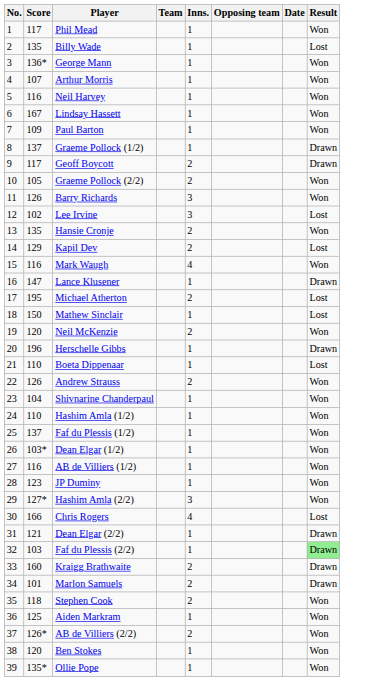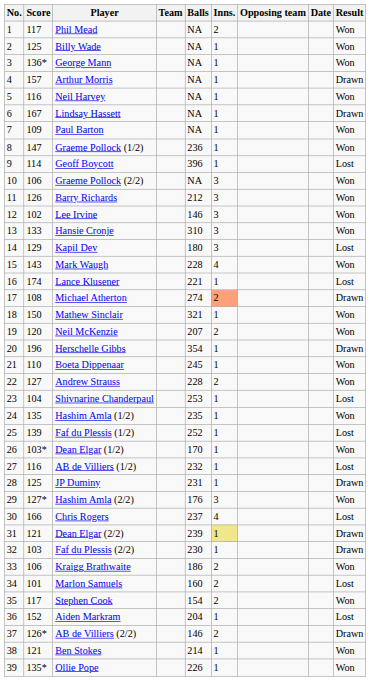+ column: (198, 13)
(190, 29) 1 -> (216, 29) 2
(34, 46) 135 -> (34, 46) 125
(319, 46) Lost -> (345, 46) Won
(34, 80) 107 -> (34, 80) 157
(319, 80) Won -> (350, 80) Drawn
(319, 113) Won -> (350, 113) Drawn
(34, 147) 137 -> (34, 147) 147
(323, 147) Drawn -> (345, 147) Won
(34, 164) 117 -> (34, 164) 114
(190, 164) 2 -> (216, 164) 1
(323, 164) Drawn -> (345, 164) Lost
(34, 181) 105 -> (34, 181) 106
(190, 181) 2 -> (216, 181) 3
(319, 214) Lost -> (345, 214) Won
(34, 231) 135 -> (34, 231) 133
(190, 231) 2 -> (216, 231) 3
(190, 248) 2 -> (216, 248) 3
(34, 264) 116 -> (34, 264) 143
(34, 281) 147 -> (34, 281) 174
(323, 281) Drawn -> (345, 281) Lost
(34, 298) 195 -> (34, 298) 108
(190, 298) no background -> (216, 298) lightsalmon background
(319, 298) Lost -> (350, 298) Drawn
(319, 315) Lost -> (345, 315) Won
(319, 365) Lost -> (345, 365) Won
(34, 382) 126 -> (34, 382) 127
(319, 399) Won -> (345, 399) Lost
(34, 416) 110 -> (34, 416) 135
(34, 432) 137 -> (34, 432) 139
(319, 432) Won -> (345, 432) Lost
(319, 466) Won -> (345, 466) Lost
(34, 483) 123 -> (34, 483) 125
(319, 483) Won -> (350, 483) Drawn
(190, 533) no background -> (216, 533) khaki background
(323, 550) lightgreen background -> (350, 550) no background
(34, 567) 160 -> (34, 567) 106
(323, 567) Drawn -> (345, 567) Won
(323, 584) Drawn -> (345, 584) Lost
(34, 600) 118 -> (34, 600) 117
(34, 617) 125 -> (34, 617) 152
(319, 617) Won -> (345, 617) Lost
(319, 634) Won -> (350, 634) Drawn
(34, 651) 120 -> (34, 651) 121
